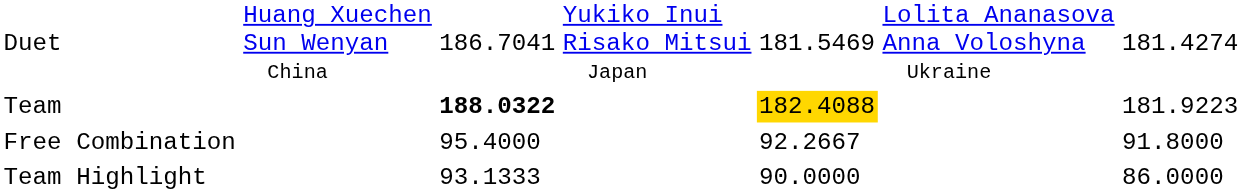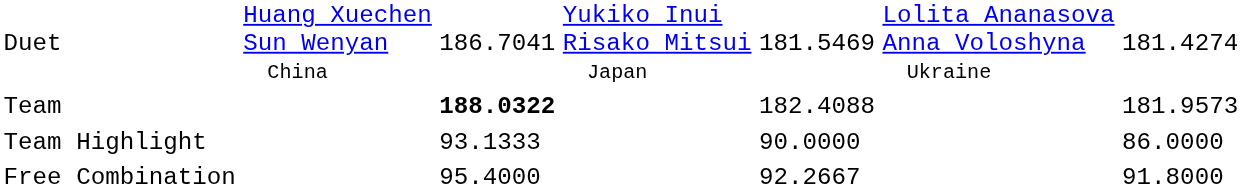(817, 107) gold background -> (817, 107) no background
(1180, 107) 181.9223 -> (1180, 107) 181.9573
rows swapped: (120, 142) <-> (105, 177)
